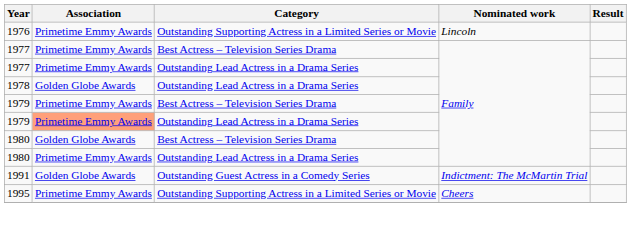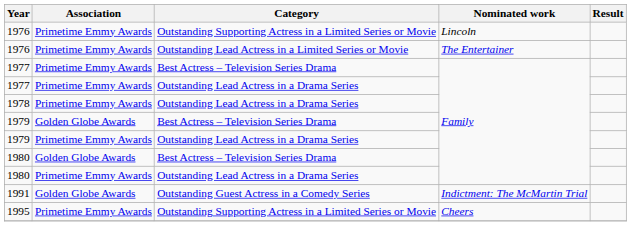+ row: (18, 49)
(85, 85) Golden Globe Awards -> (93, 103) Primetime Emmy Awards
(93, 103) Primetime Emmy Awards -> (85, 121) Golden Globe Awards
(93, 121) lightsalmon background -> (93, 139) no background
